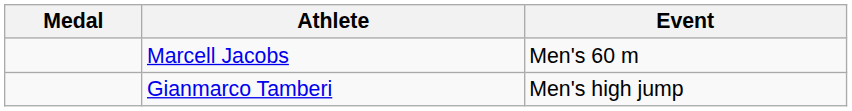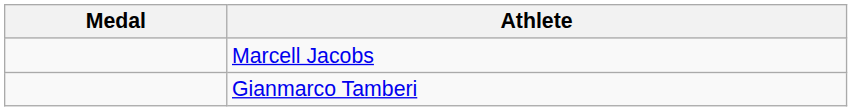- column: (685, 21)
